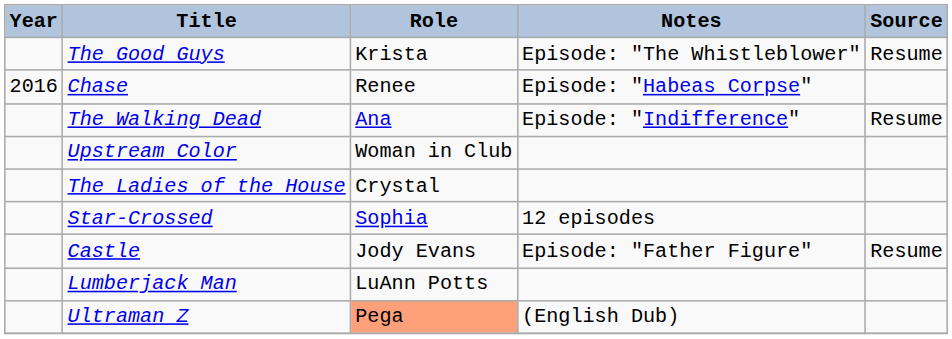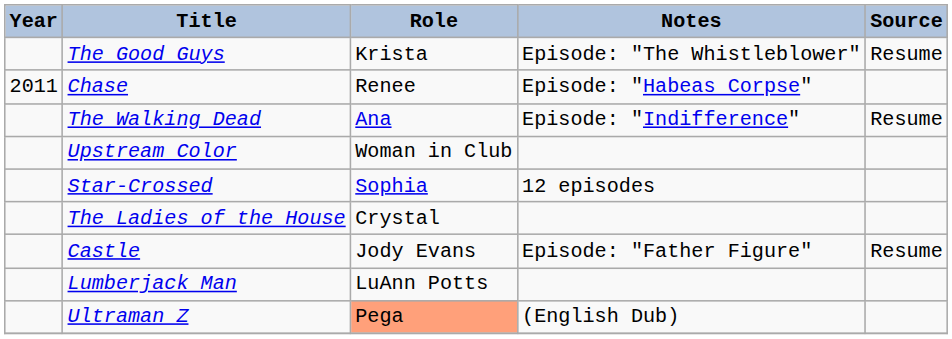(34, 87) 2016 -> (34, 87) 2011
rows swapped: (140, 218) <-> (207, 185)
